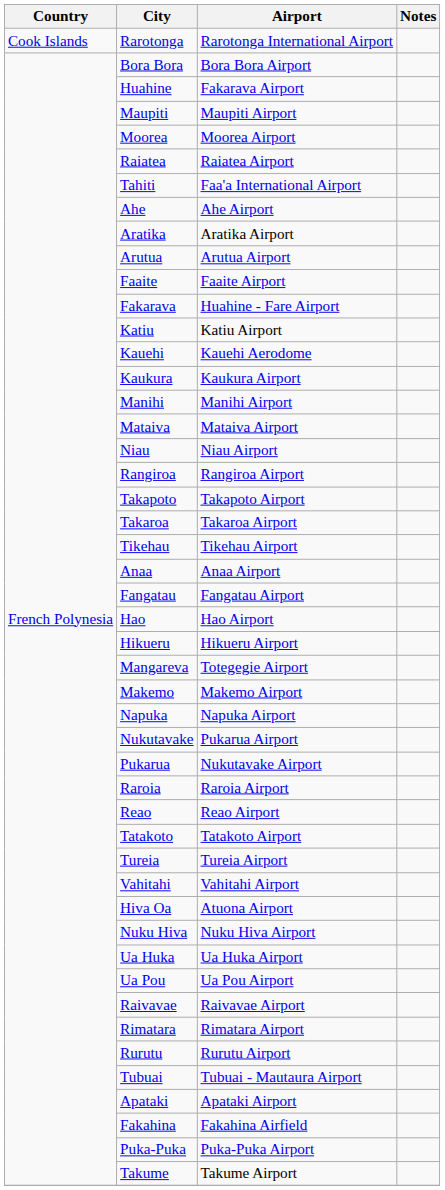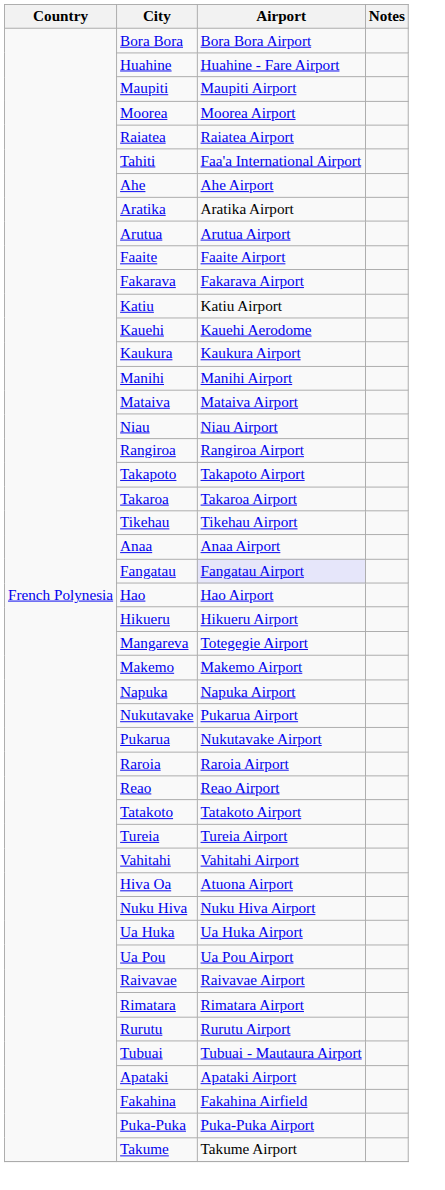- row: (152, 40)
(252, 88) Fakarava Airport -> (270, 64) Huahine - Fare Airport
(270, 305) Huahine - Fare Airport -> (252, 281) Fakarava Airport
(252, 595) no background -> (252, 570) lavender background
